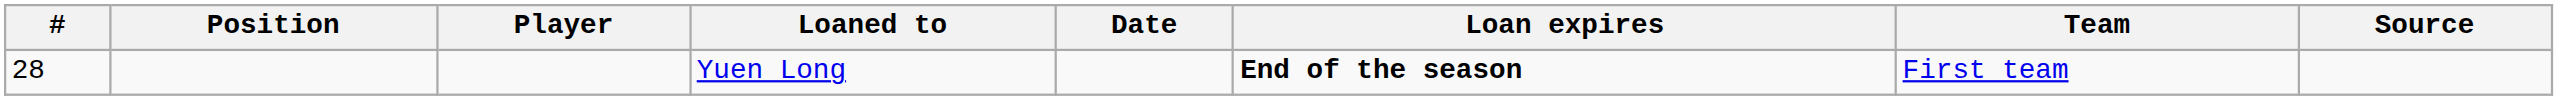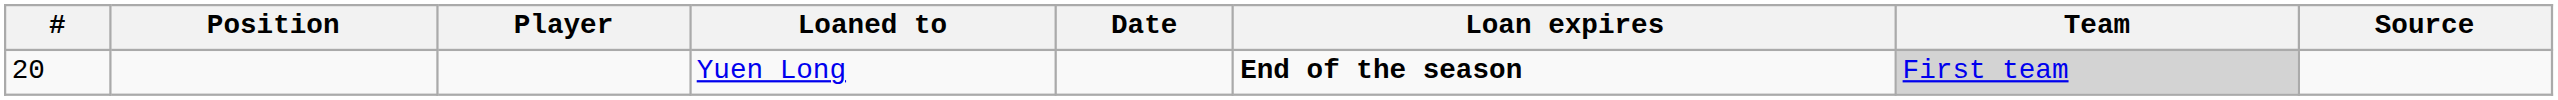(28, 72) 28 -> (28, 72) 20
(1986, 72) no background -> (1986, 72) lightgrey background
